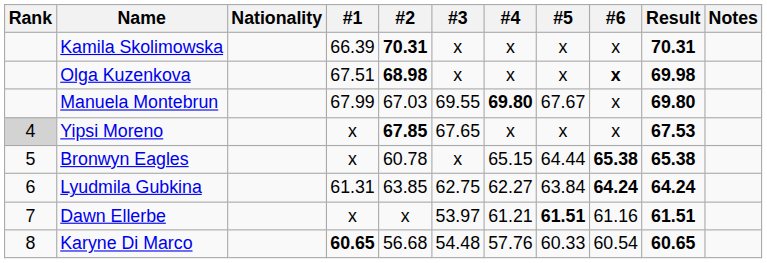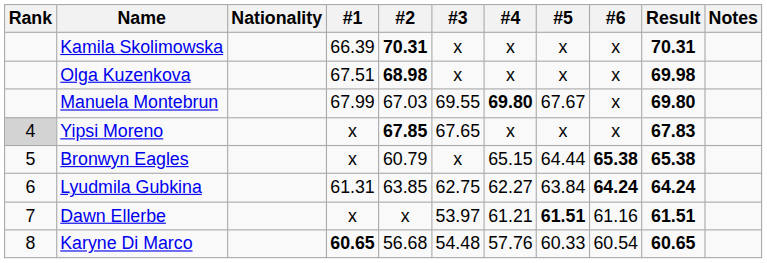(616, 74) bold -> (616, 74) normal
(673, 131) 67.53 -> (673, 131) 67.83
(405, 159) 60.78 -> (405, 159) 60.79
